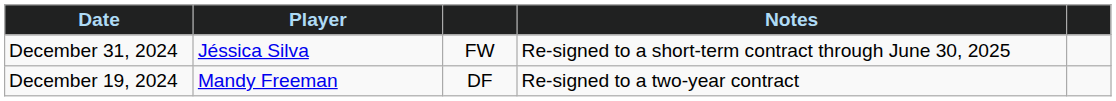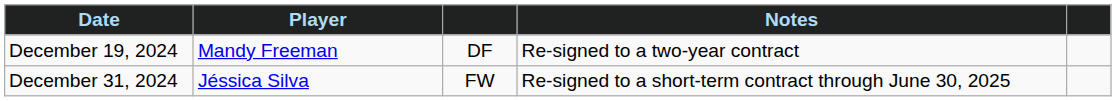rows swapped: (93, 80) <-> (93, 50)
